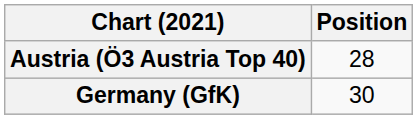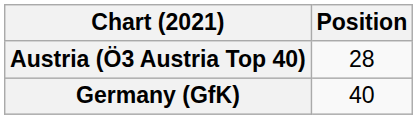(362, 95) 30 -> (362, 95) 40
